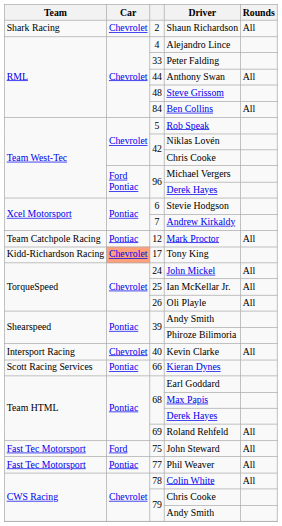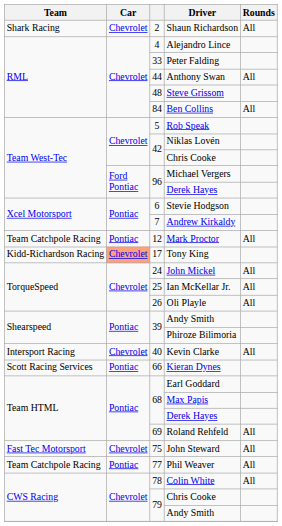(118, 448) Ford -> (128, 448) Chevrolet
(46, 464) Fast Tec Motorsport -> (54, 464) Team Catchpole Racing
